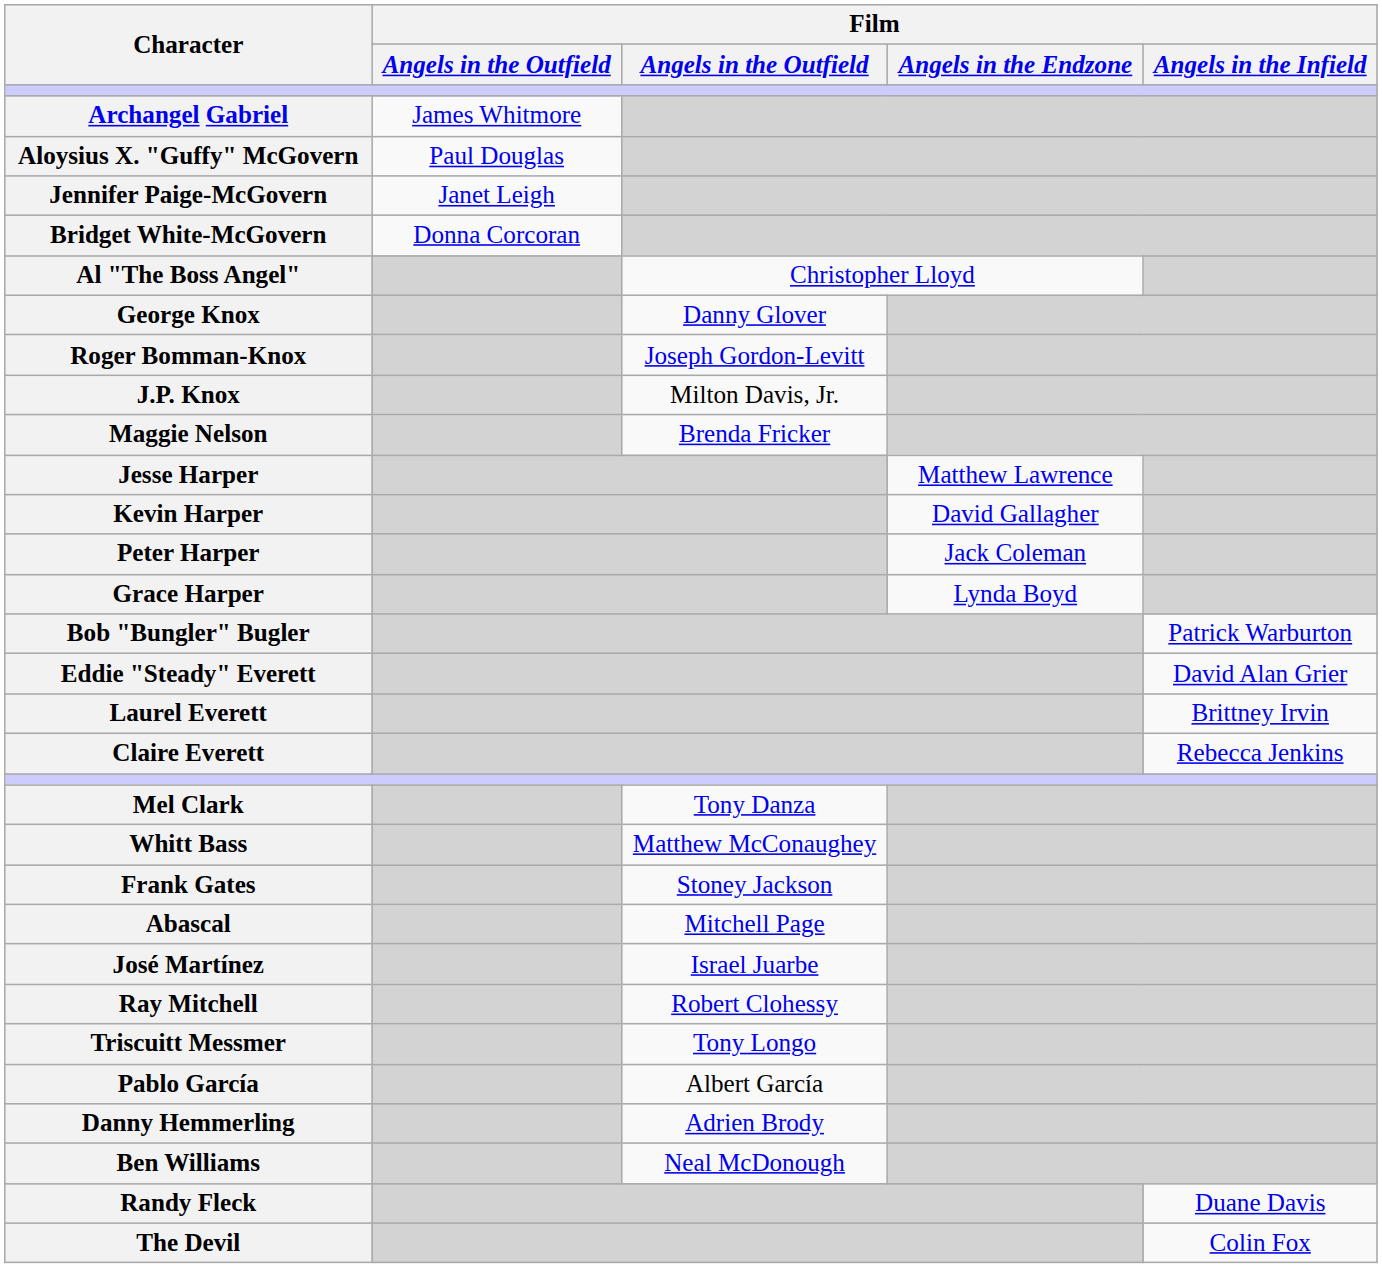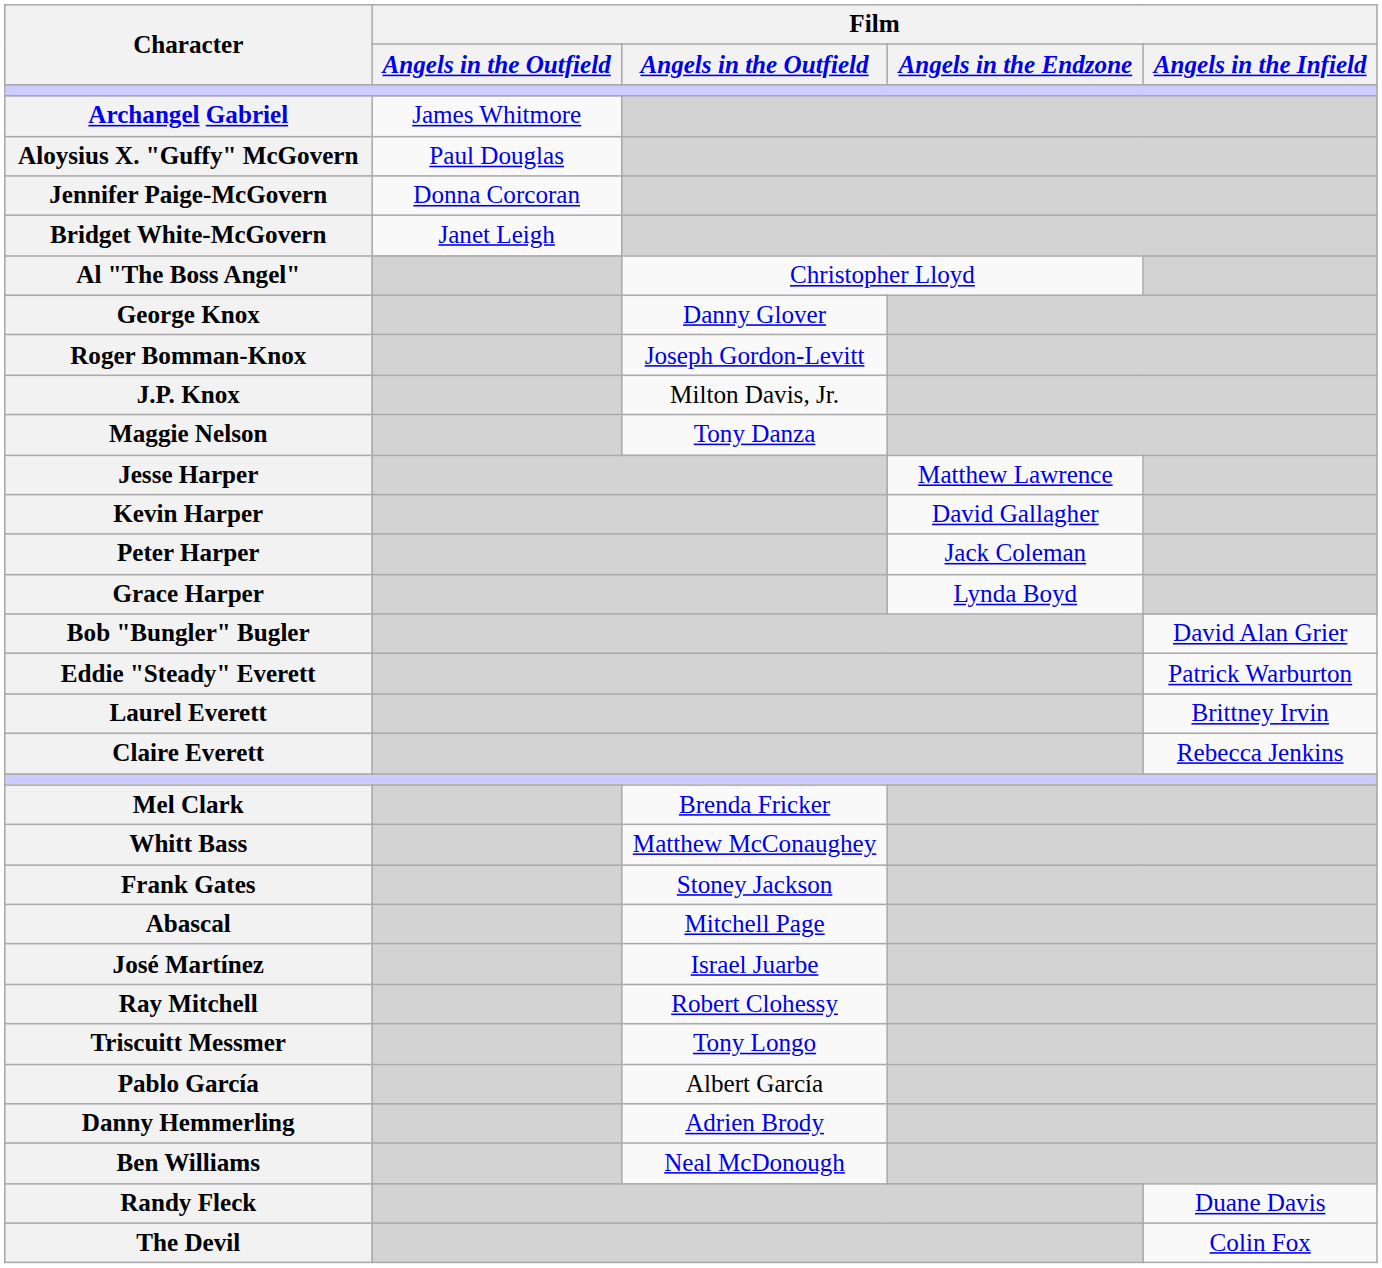(497, 195) Janet Leigh -> (497, 195) Donna Corcoran
(497, 235) Donna Corcoran -> (497, 235) Janet Leigh
(755, 434) Brenda Fricker -> (755, 434) Tony Danza
(1260, 633) Patrick Warburton -> (1260, 633) David Alan Grier
(1260, 673) David Alan Grier -> (1260, 673) Patrick Warburton
(755, 804) Tony Danza -> (755, 804) Brenda Fricker
